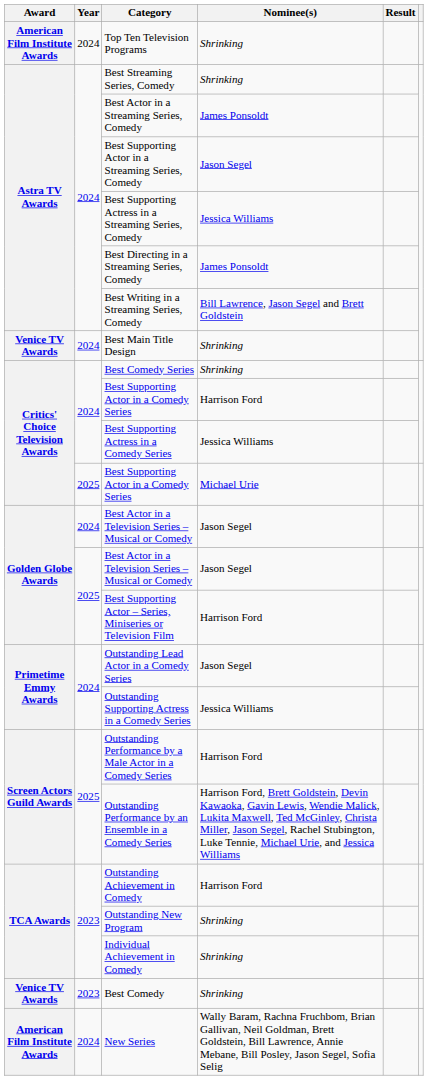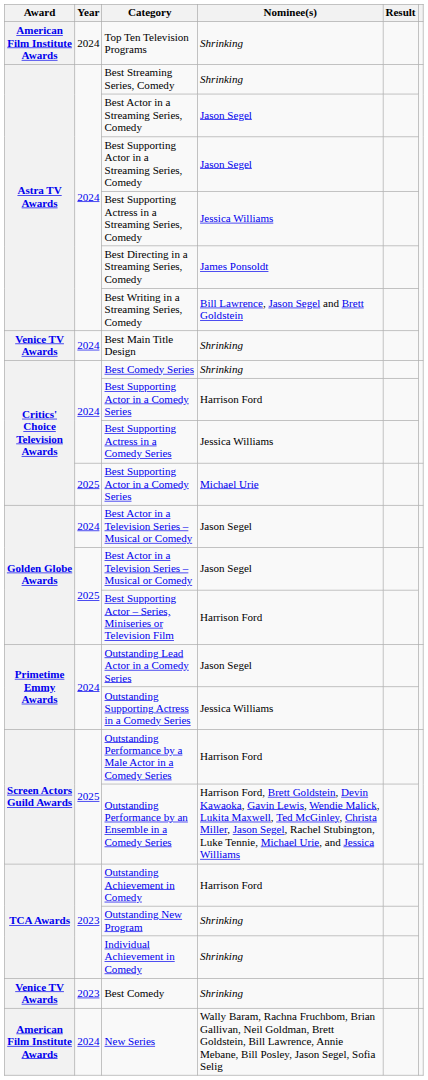(234, 115) James Ponsoldt -> (226, 115) Jason Segel
